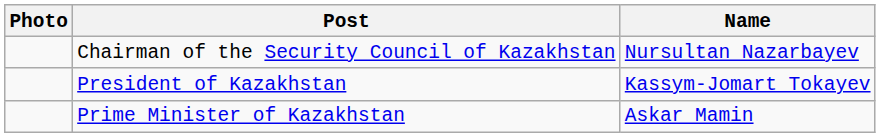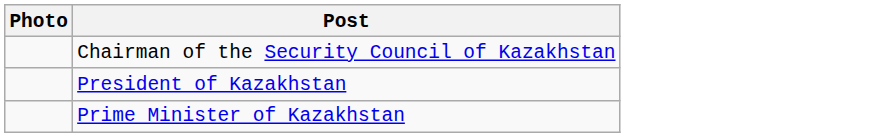- column: (748, 21)
